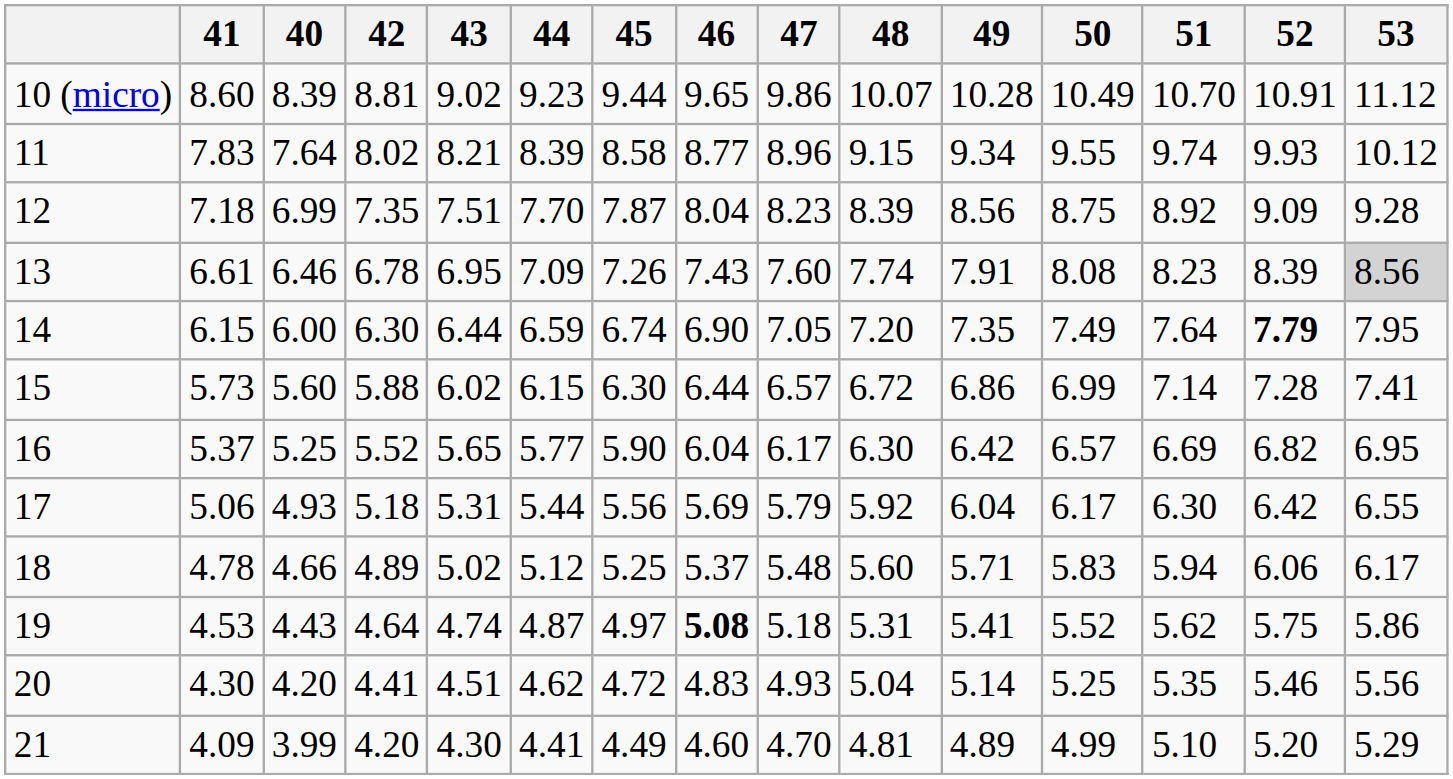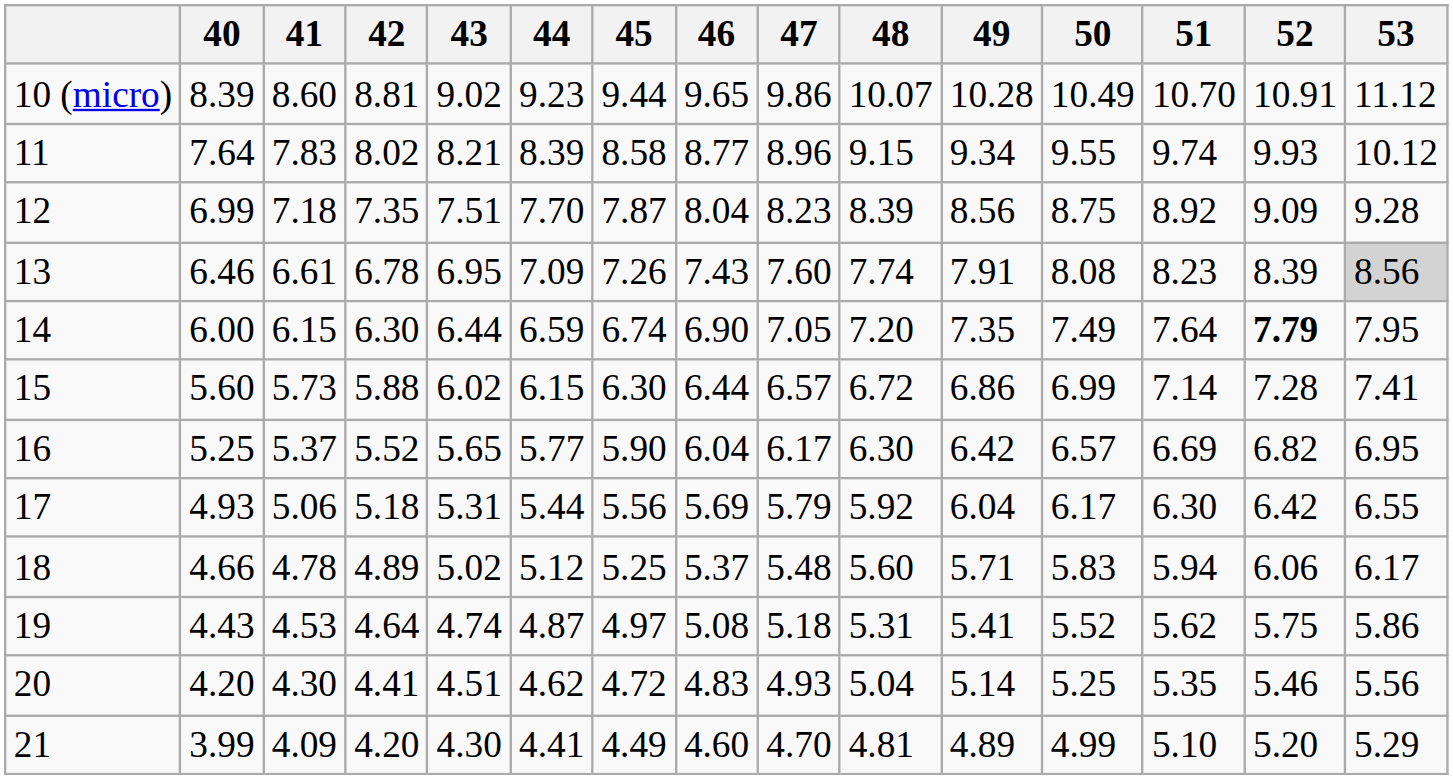columns swapped: (304, 34) <-> (222, 34)
(717, 625) bold -> (717, 625) normal
